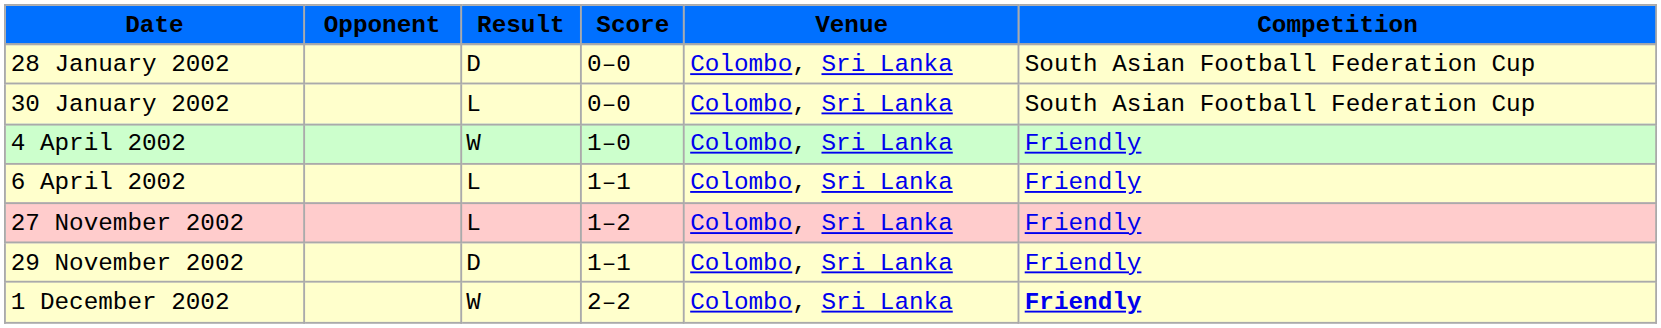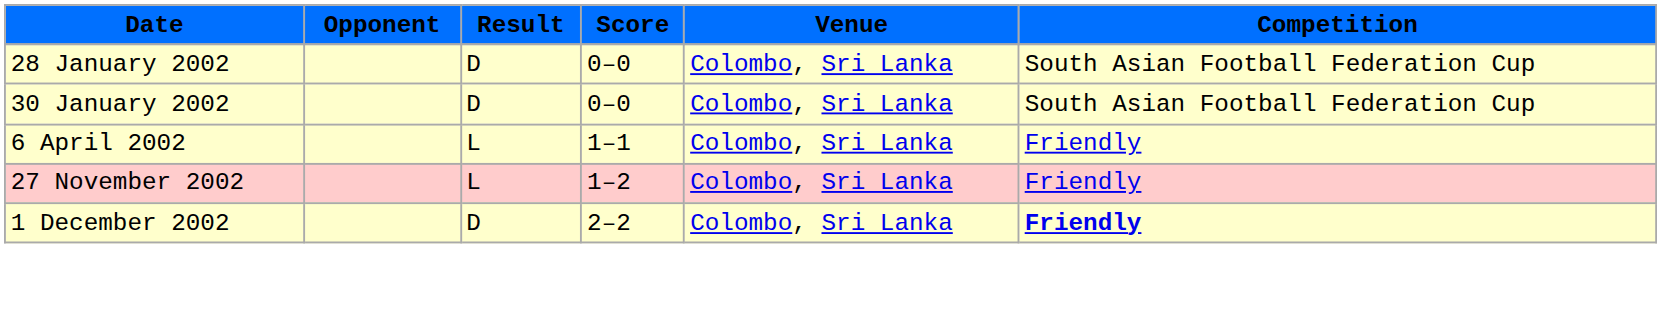(473, 104) L -> (473, 104) D
- row: (98, 144)
- row: (127, 262)
(473, 302) W -> (473, 223) D
